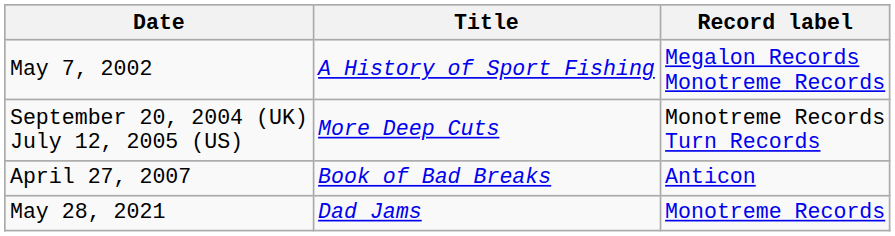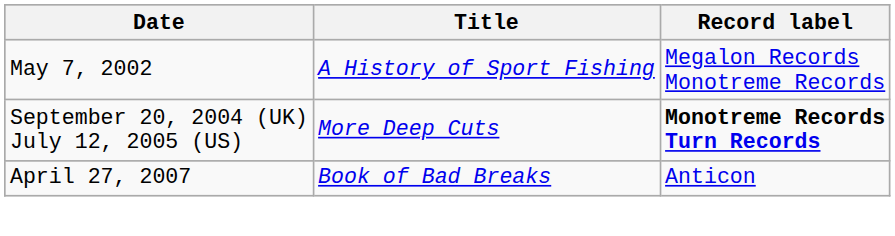(775, 130) normal -> (775, 130) bold
- row: (88, 213)
